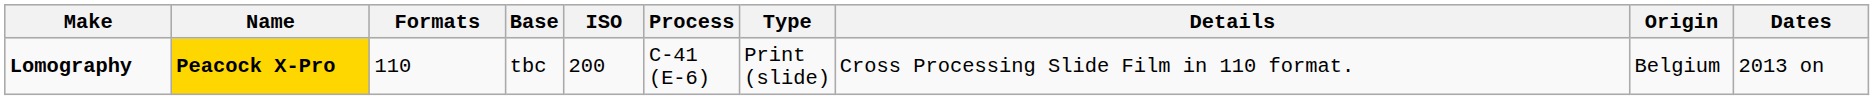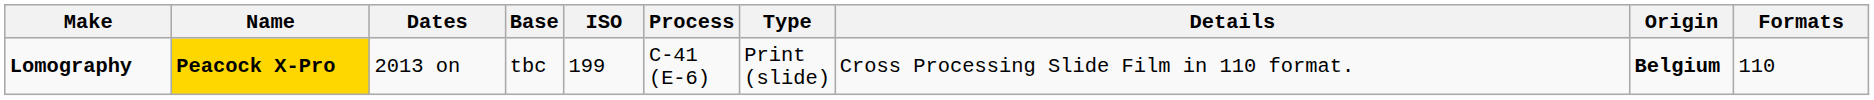columns swapped: (1801, 21) <-> (437, 21)
(587, 66) 200 -> (587, 66) 199
(1677, 66) normal -> (1677, 66) bold
